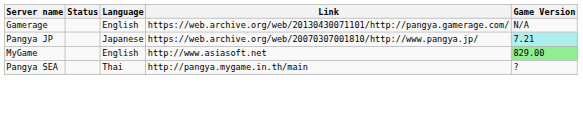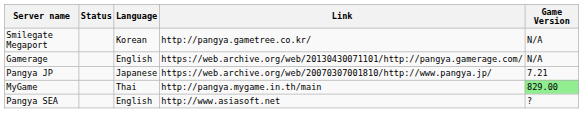+ row: (30, 40)
(524, 39) paleturquoise background -> (537, 73) no background
(120, 53) English -> (126, 87) Thai
(207, 53) http://www.asiasoft.net -> (241, 87) http://pangya.mygame.in.th/main
(113, 67) Thai -> (134, 101) English
(228, 67) http://pangya.mygame.in.th/main -> (221, 101) http://www.asiasoft.net
